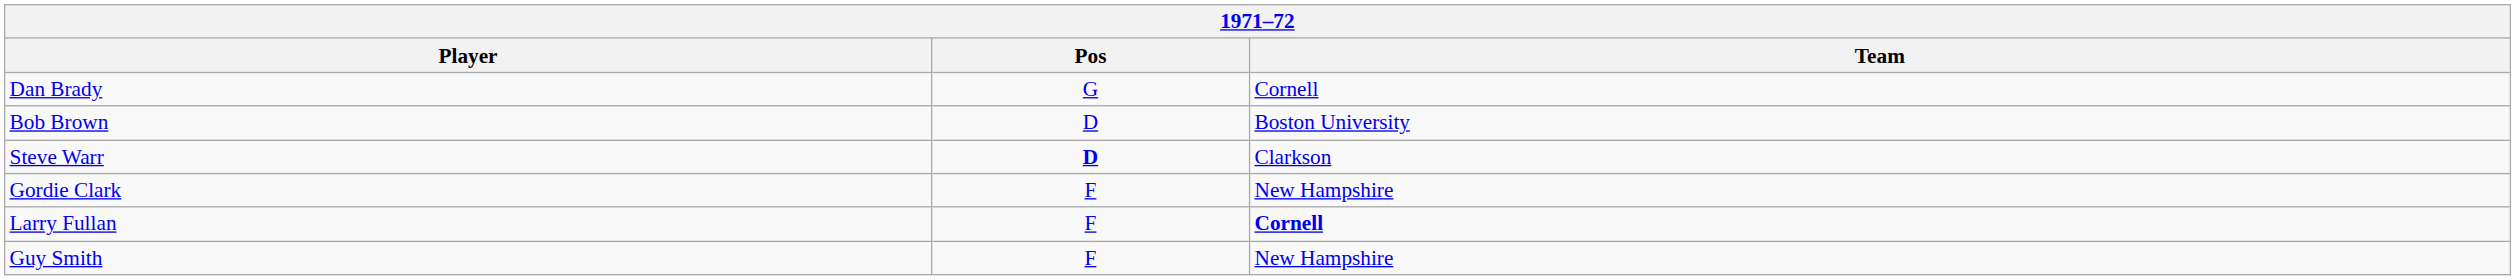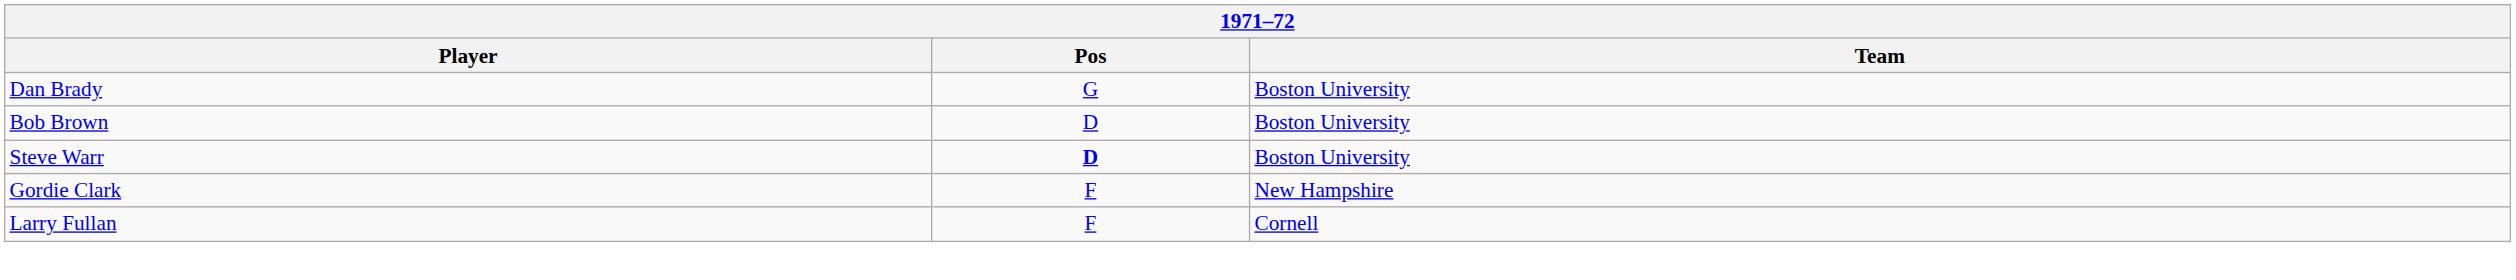(1286, 88) Cornell -> (1332, 88) Boston University
(1293, 156) Clarkson -> (1332, 156) Boston University
(1289, 223) bold -> (1286, 223) normal
- row: (56, 257)
